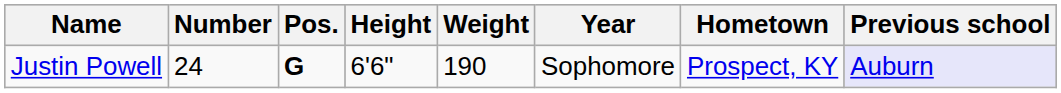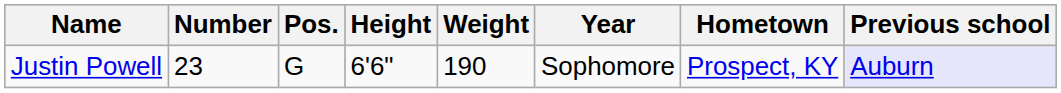(188, 66) 24 -> (188, 66) 23
(294, 66) bold -> (294, 66) normal
